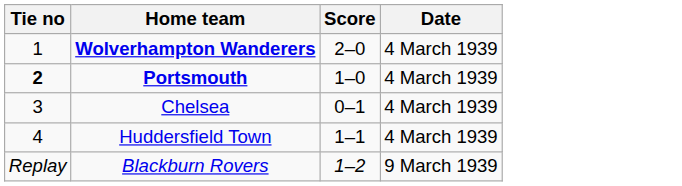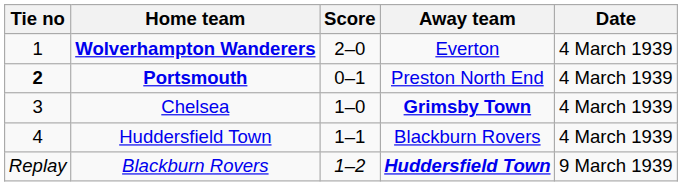+ column: (467, 19)
(350, 78) 1–0 -> (350, 78) 0–1
(350, 107) 0–1 -> (350, 107) 1–0
